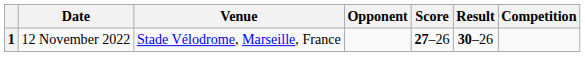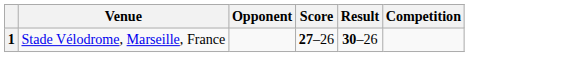- column: (76, 16)
